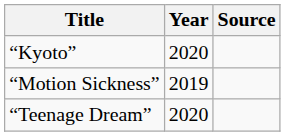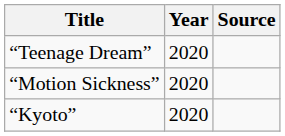rows swapped: (80, 114) <-> (43, 51)
(189, 83) 2019 -> (189, 83) 2020
